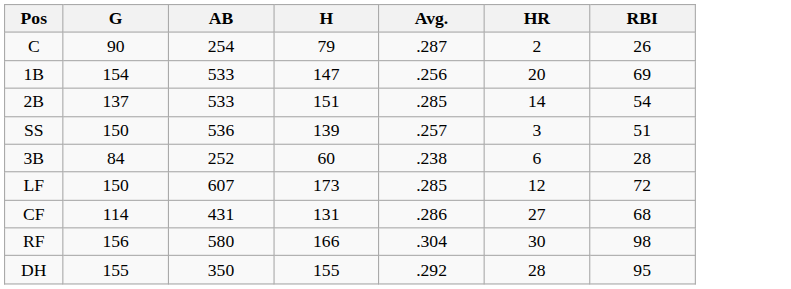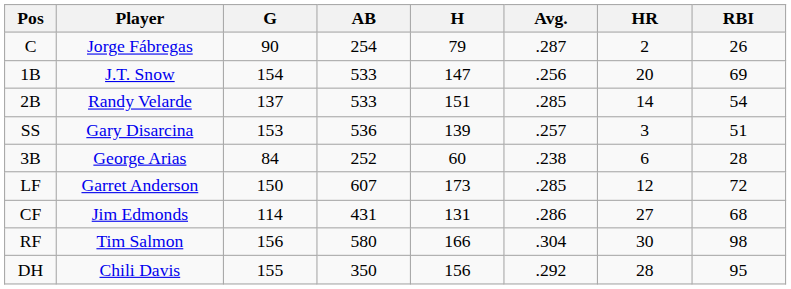+ column: (140, 18)
(116, 130) 150 -> (270, 130) 153
(326, 269) 155 -> (457, 269) 156
